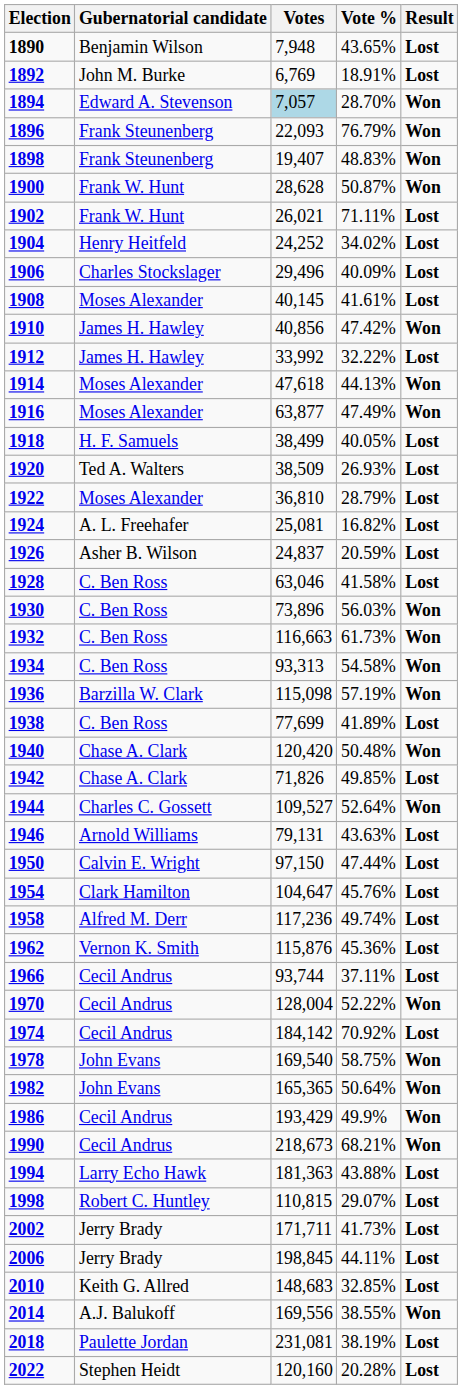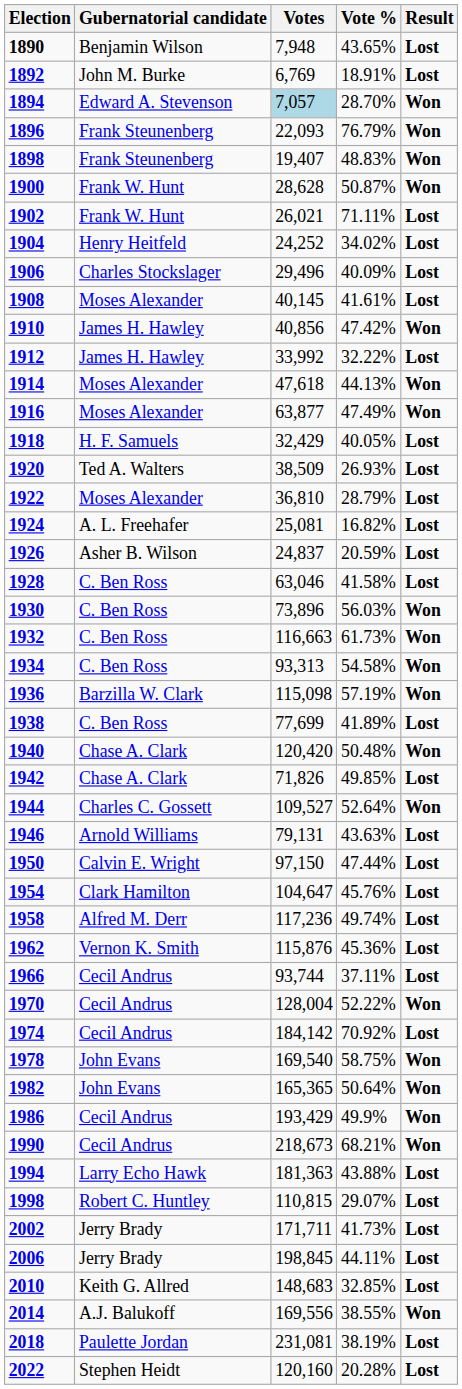(300, 441) 38,499 -> (300, 441) 32,429
